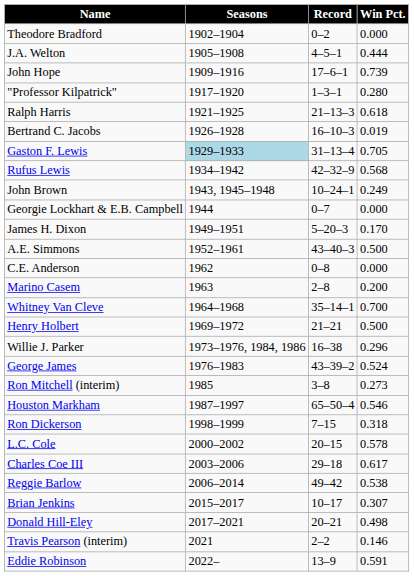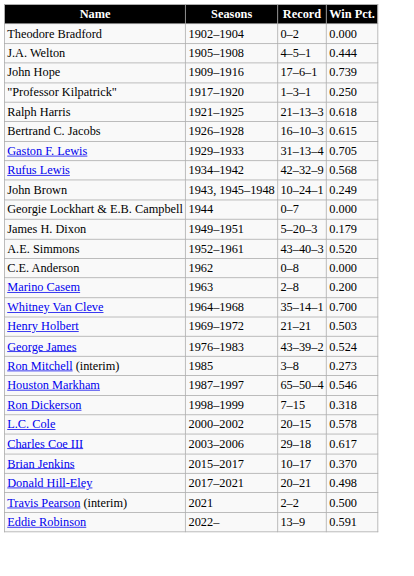(374, 92) 0.280 -> (343, 92) 0.250
(374, 131) 0.019 -> (343, 131) 0.615
(216, 151) lightblue background -> (216, 151) no background
(374, 229) 0.170 -> (343, 229) 0.179
(374, 248) 0.500 -> (343, 248) 0.520
(374, 326) 0.500 -> (343, 326) 0.503
- row: (45, 346)
- row: (44, 483)
(374, 502) 0.307 -> (343, 463) 0.370
(374, 541) 0.146 -> (343, 502) 0.500
